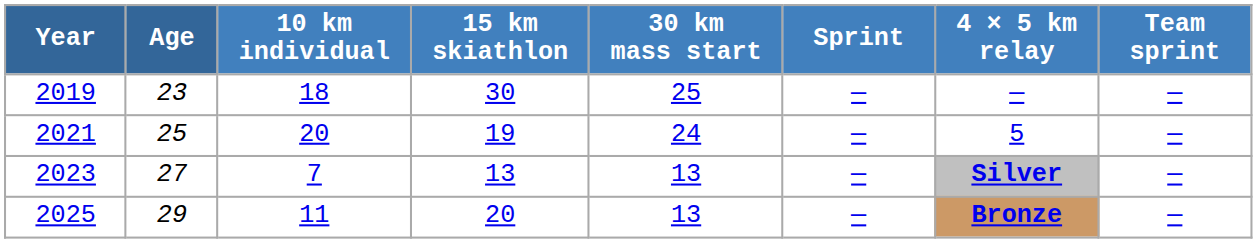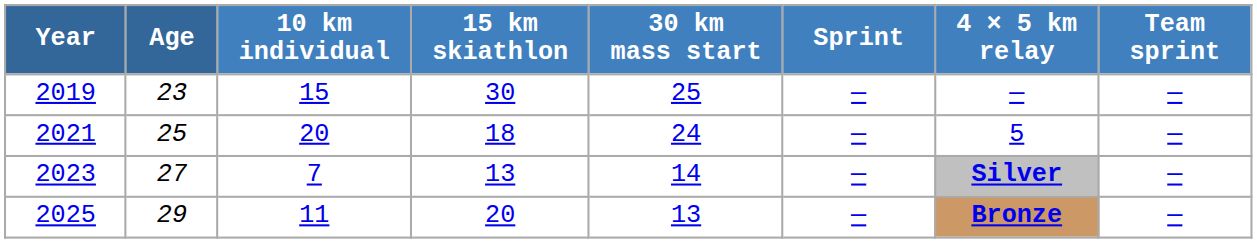(314, 95) 18 -> (314, 95) 15
(500, 136) 19 -> (500, 136) 18
(686, 176) 13 -> (686, 176) 14
